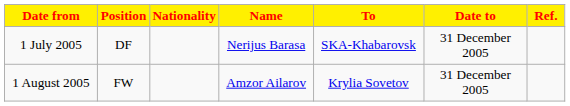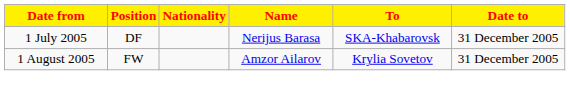- column: (546, 15)
